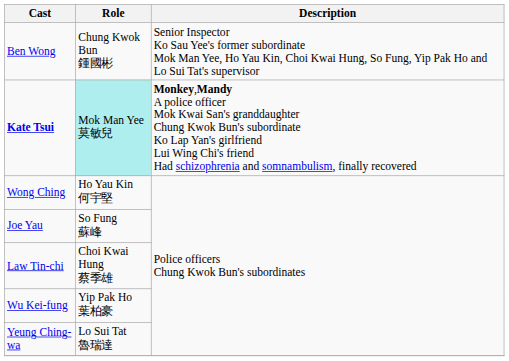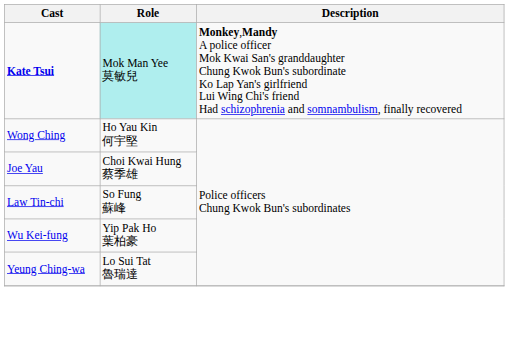- row: (31, 51)
(98, 225) So Fung 蘇峰 -> (142, 168) Choi Kwai Hung 蔡季雄
(103, 265) Choi Kwai Hung 蔡季雄 -> (122, 201) So Fung 蘇峰
